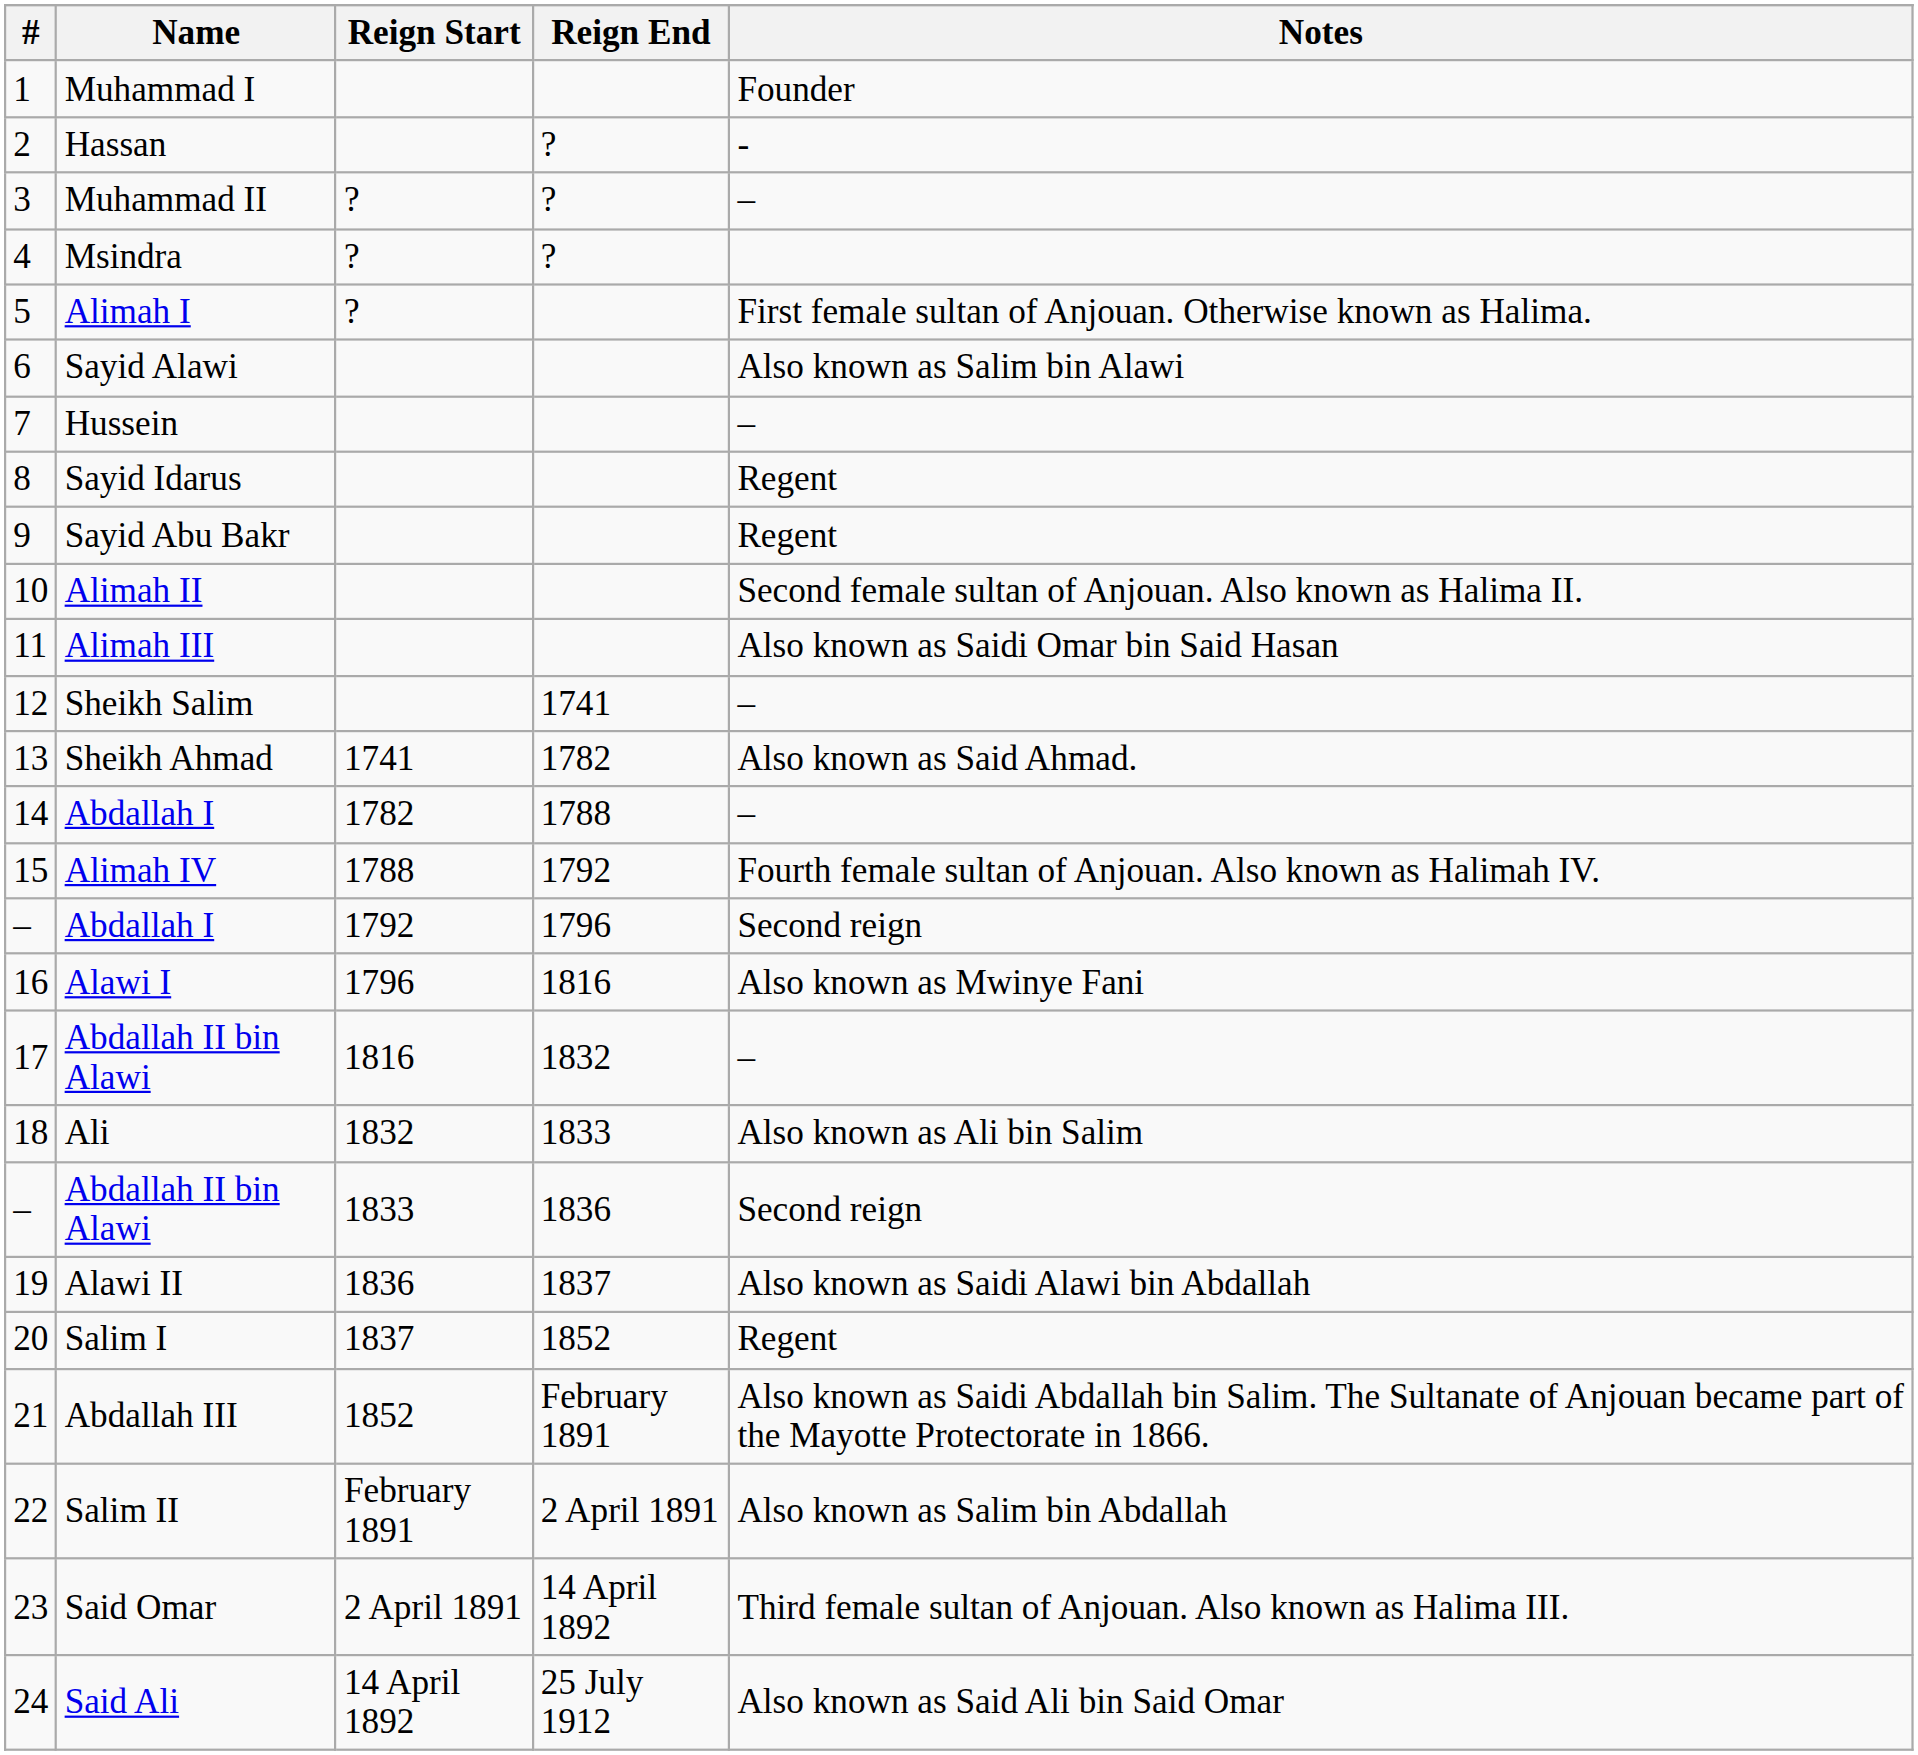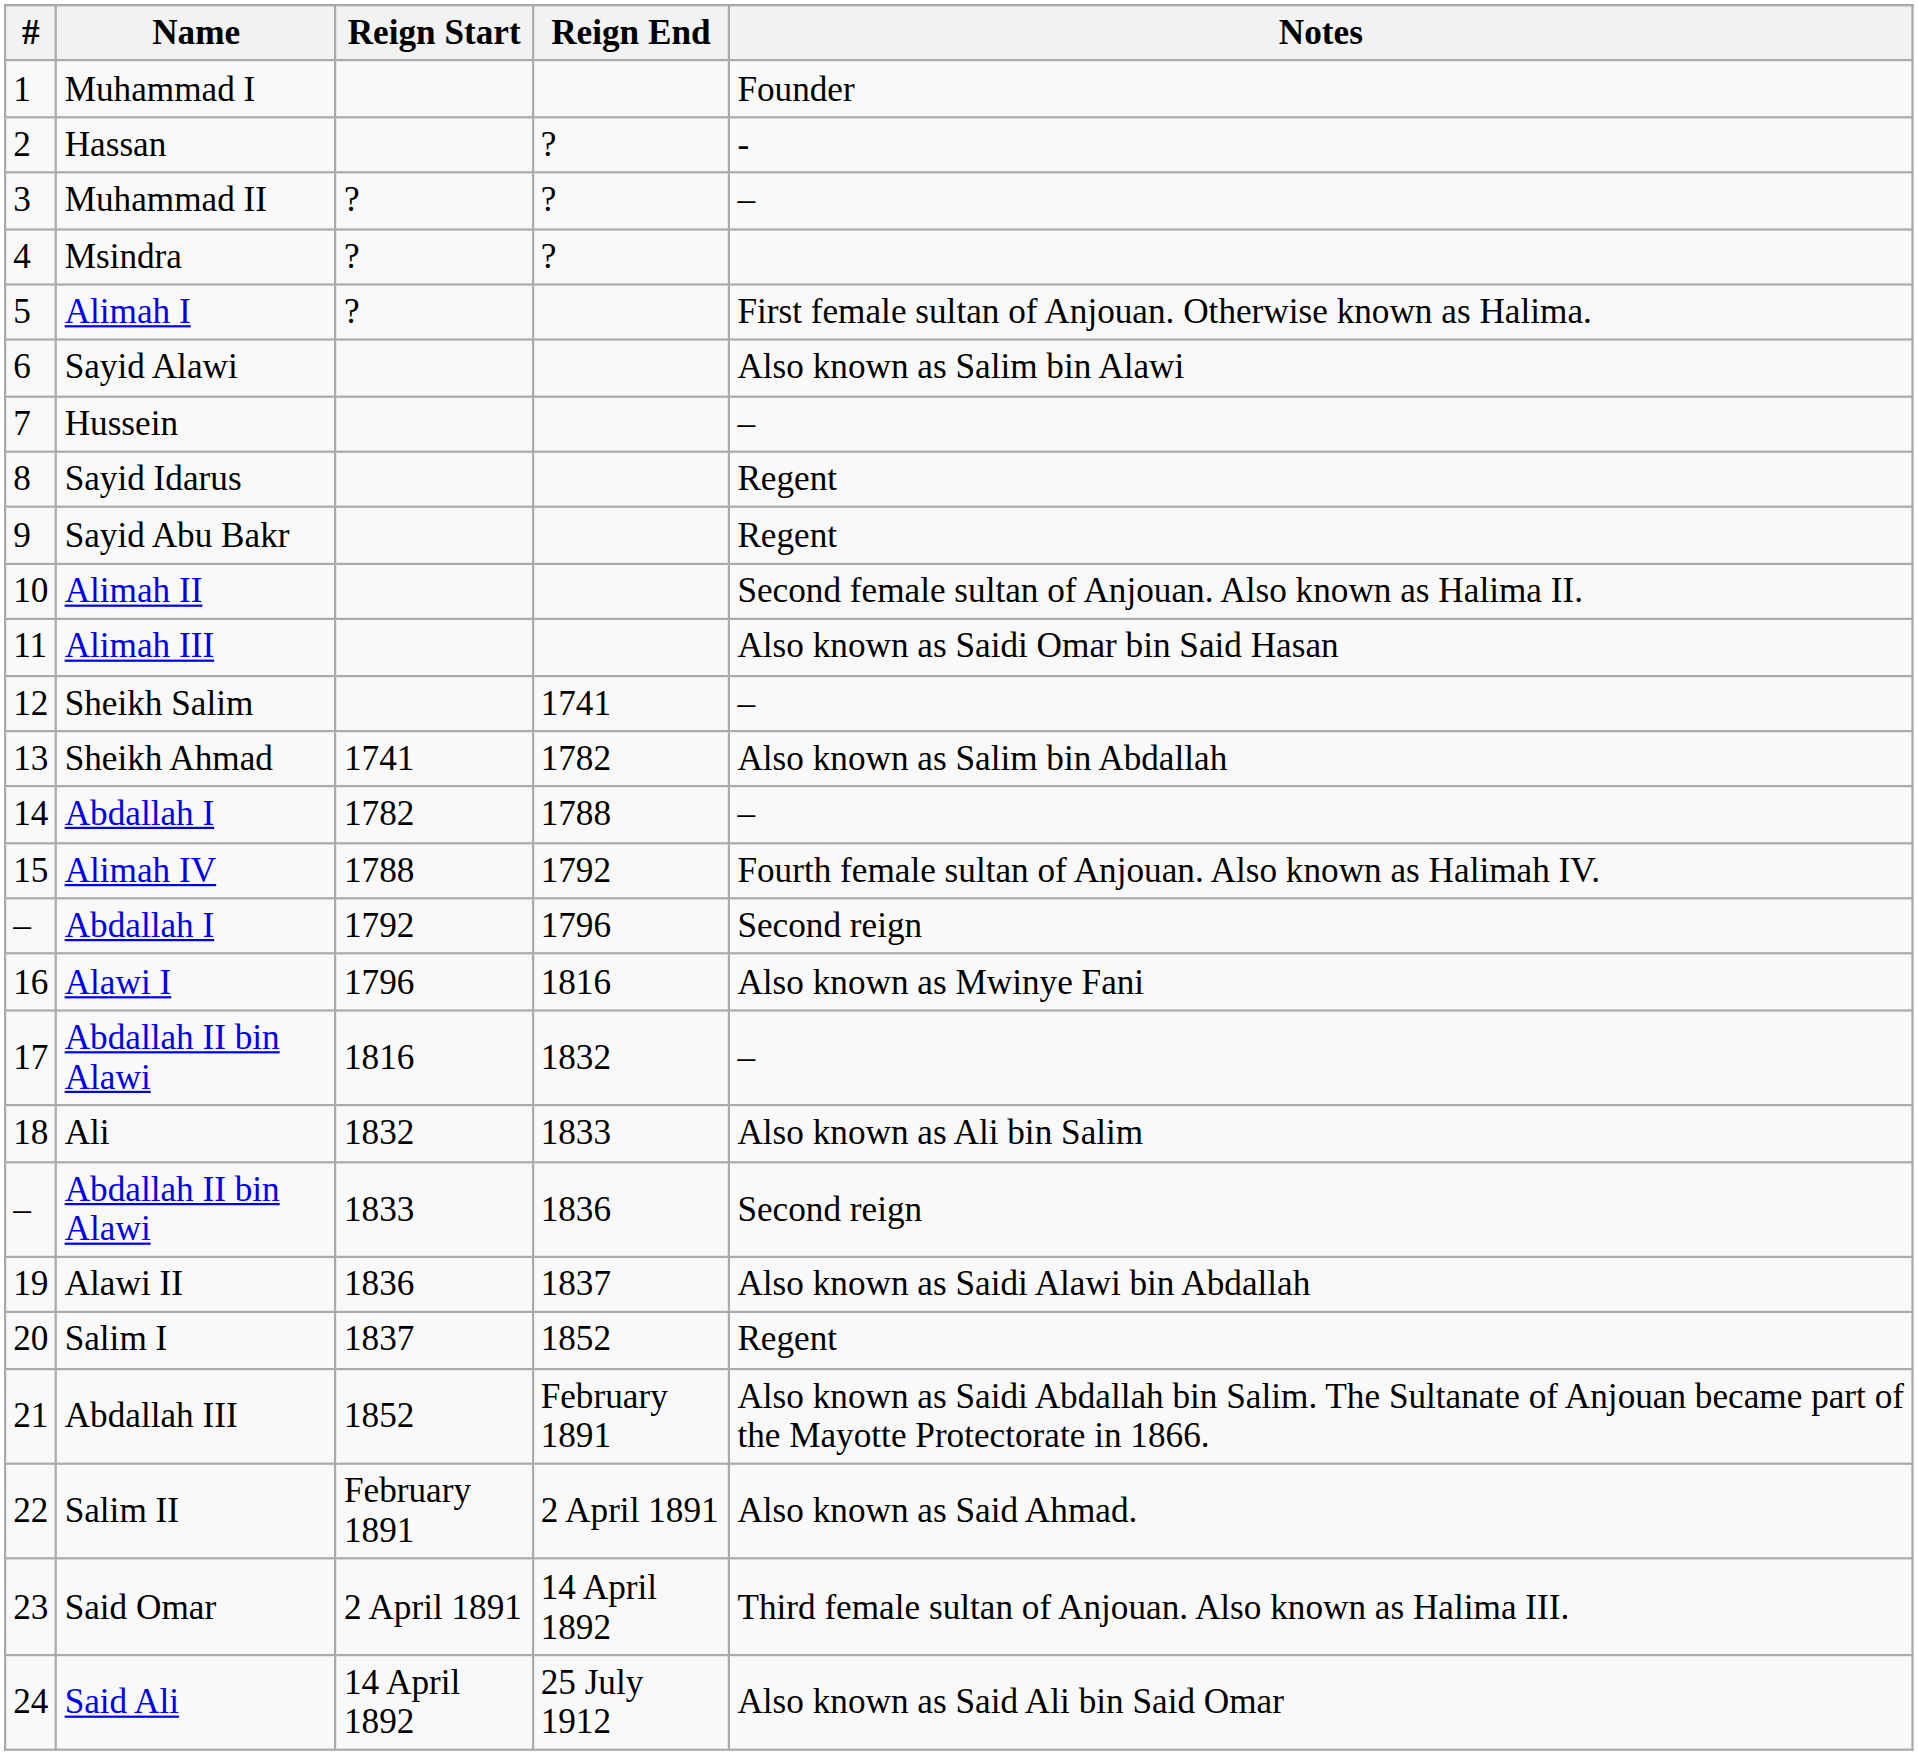(937, 758) Also known as Said Ahmad. -> (982, 758) Also known as Salim bin Abdallah
(982, 1510) Also known as Salim bin Abdallah -> (937, 1510) Also known as Said Ahmad.
